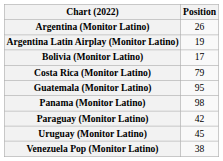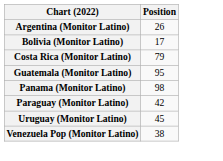- row: (93, 42)
